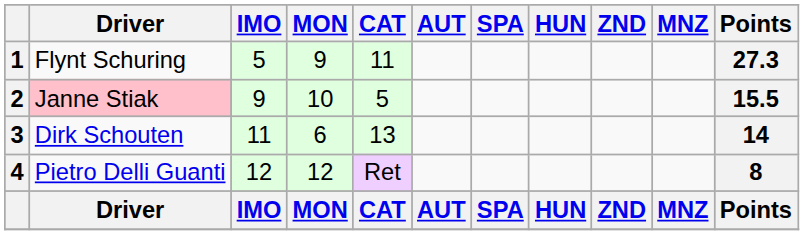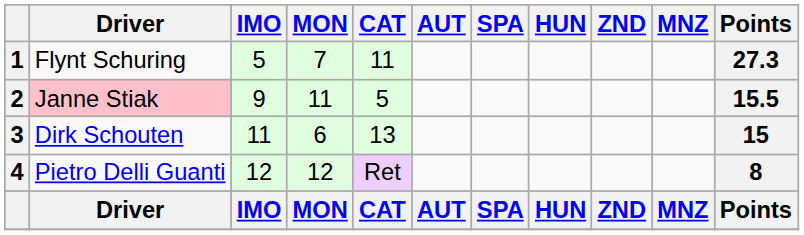(320, 60) 9 -> (320, 60) 7
(320, 98) 10 -> (320, 98) 11
(756, 135) 14 -> (756, 135) 15
